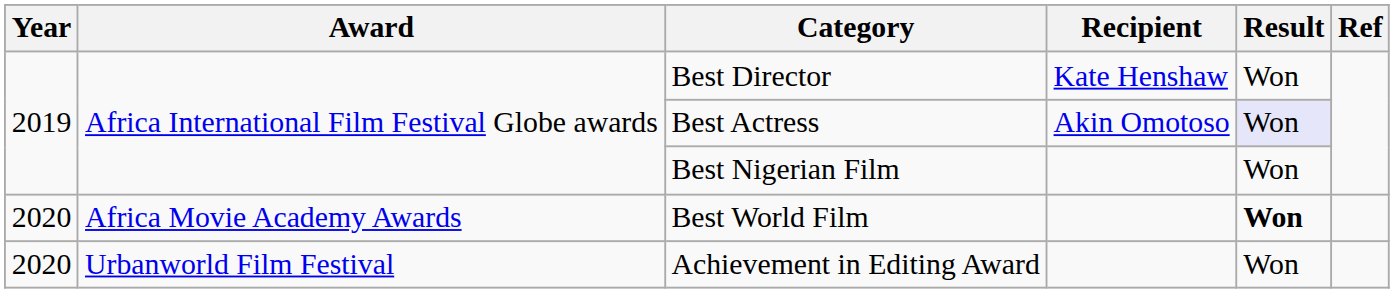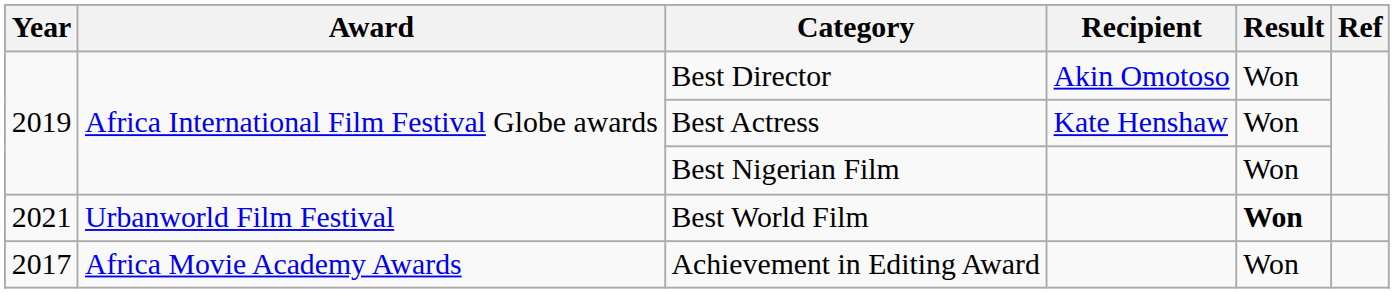(1141, 75) Kate Henshaw -> (1142, 75) Akin Omotoso
(1142, 122) Akin Omotoso -> (1141, 122) Kate Henshaw
(1271, 122) lavender background -> (1271, 122) no background
(42, 216) 2020 -> (42, 216) 2021
(273, 216) Africa Movie Academy Awards -> (240, 216) Urbanworld Film Festival
(42, 264) 2020 -> (42, 264) 2017
(240, 264) Urbanworld Film Festival -> (273, 264) Africa Movie Academy Awards
